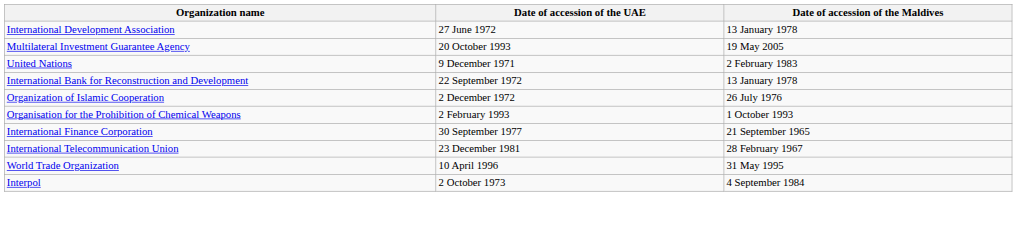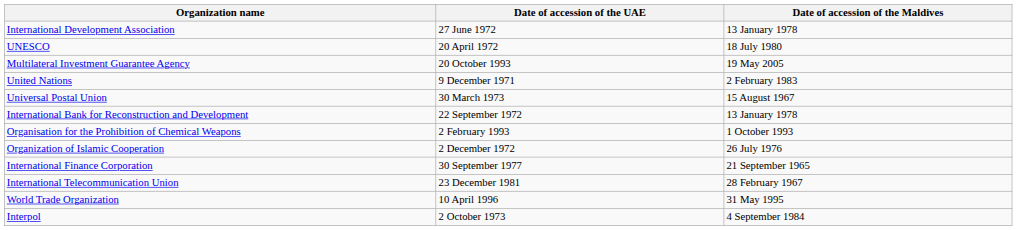+ row: (28, 47)
+ row: (57, 98)
rows swapped: (85, 98) <-> (124, 115)
